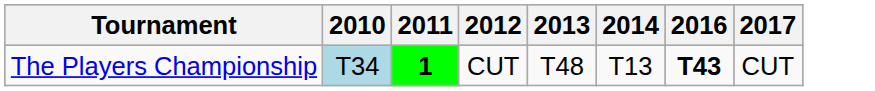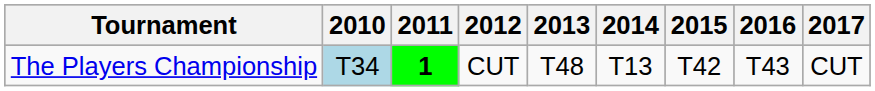+ column: (699, 25)
(699, 66) bold -> (768, 66) normal
